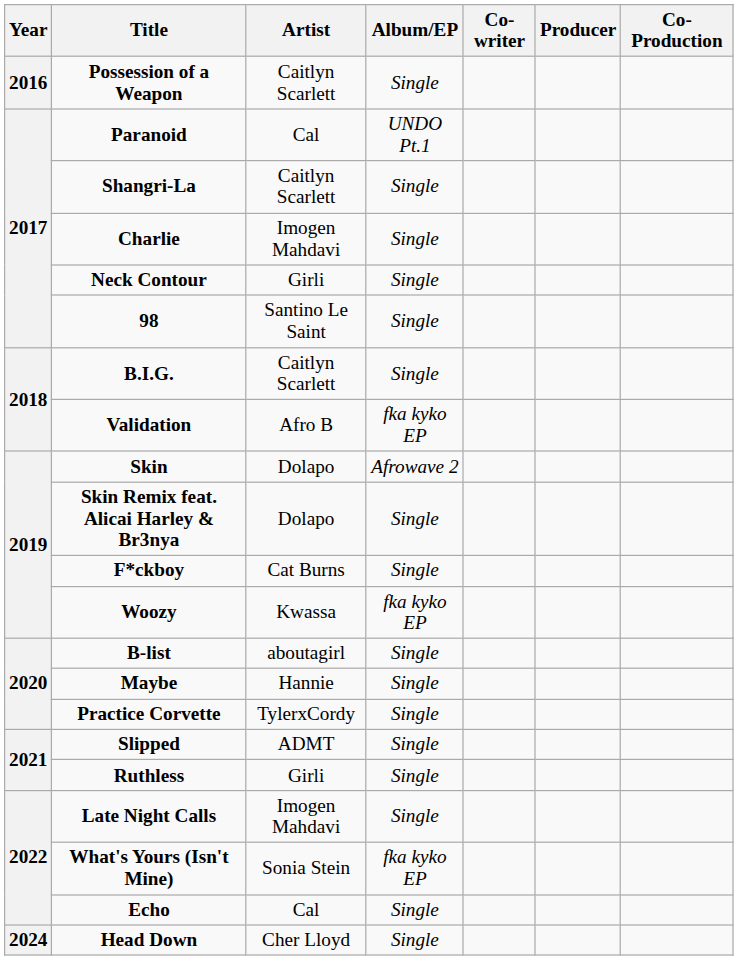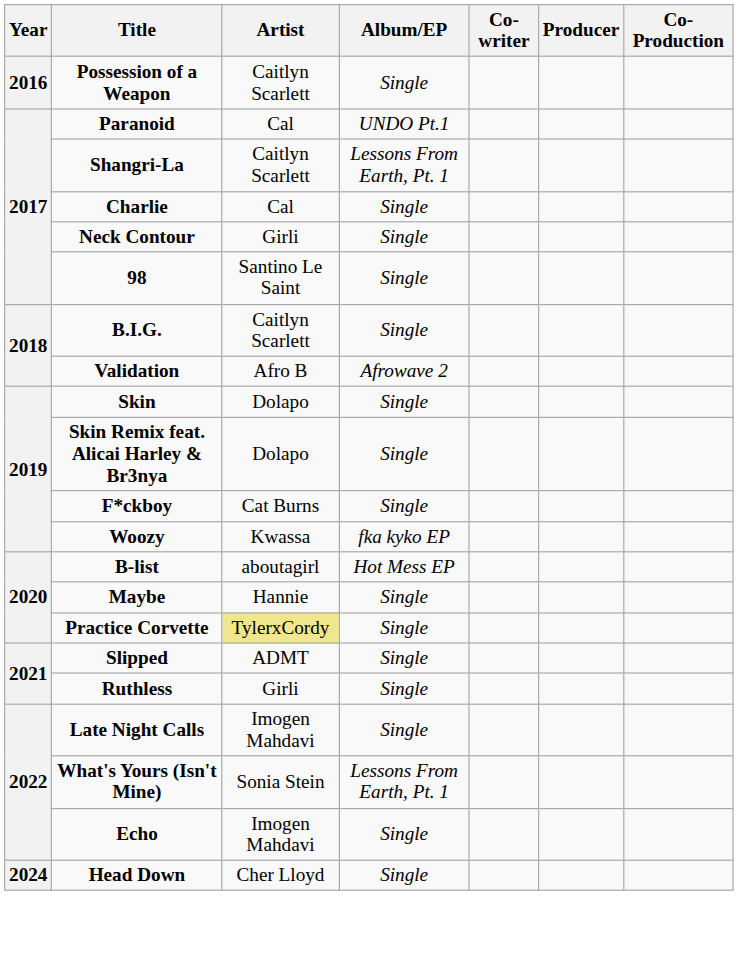(415, 186) Single -> (404, 165) Lessons From Earth, Pt. 1
(306, 238) Imogen Mahdavi -> (280, 206) Cal
(415, 425) fka kyko EP -> (404, 371) Afrowave 2
(415, 466) Afrowave 2 -> (404, 401) Single
(415, 653) Single -> (404, 566) Hot Mess EP
(306, 714) no background -> (280, 627) khaki background
(415, 868) fka kyko EP -> (404, 781) Lessons From Earth, Pt. 1
(306, 909) Cal -> (280, 833) Imogen Mahdavi
